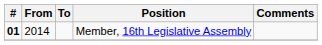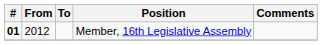(37, 31) 2014 -> (37, 31) 2012
